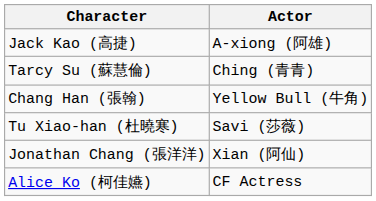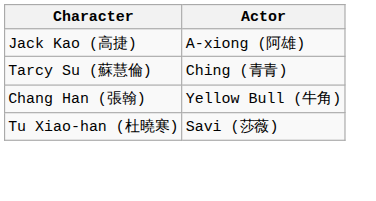- row: (107, 155)
- row: (80, 183)
